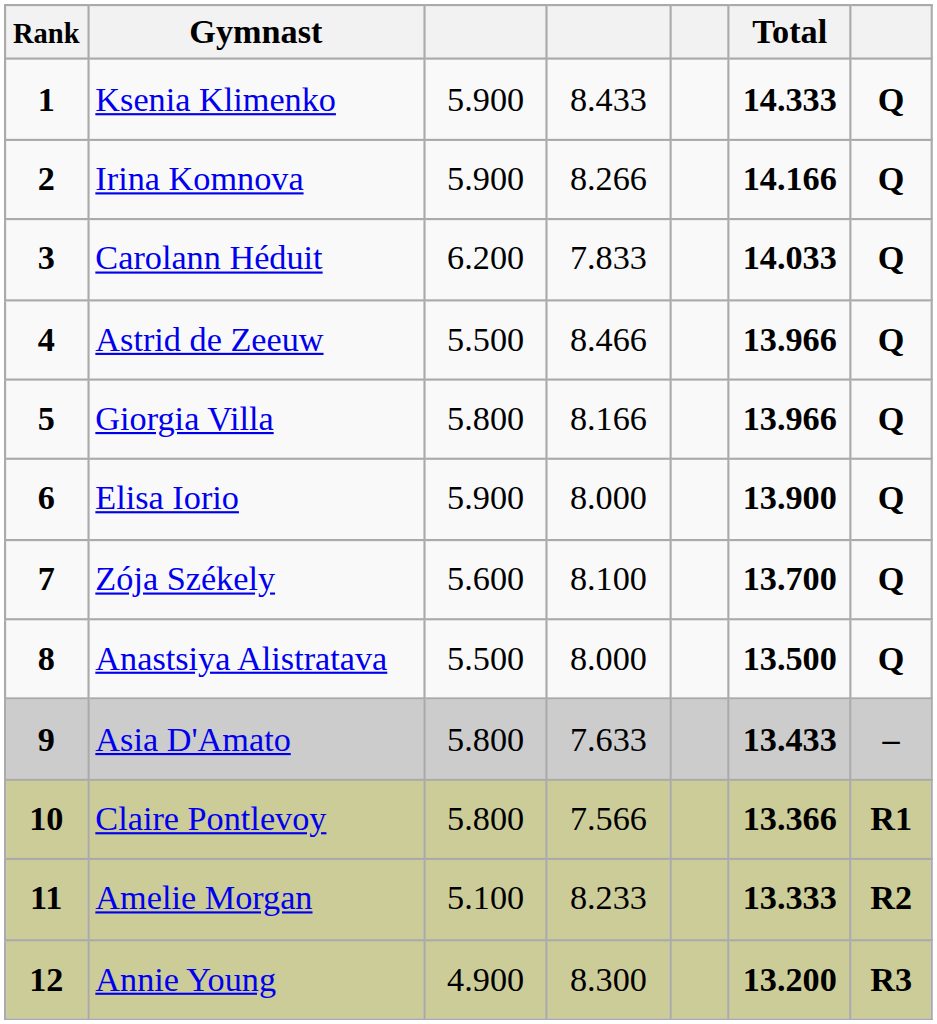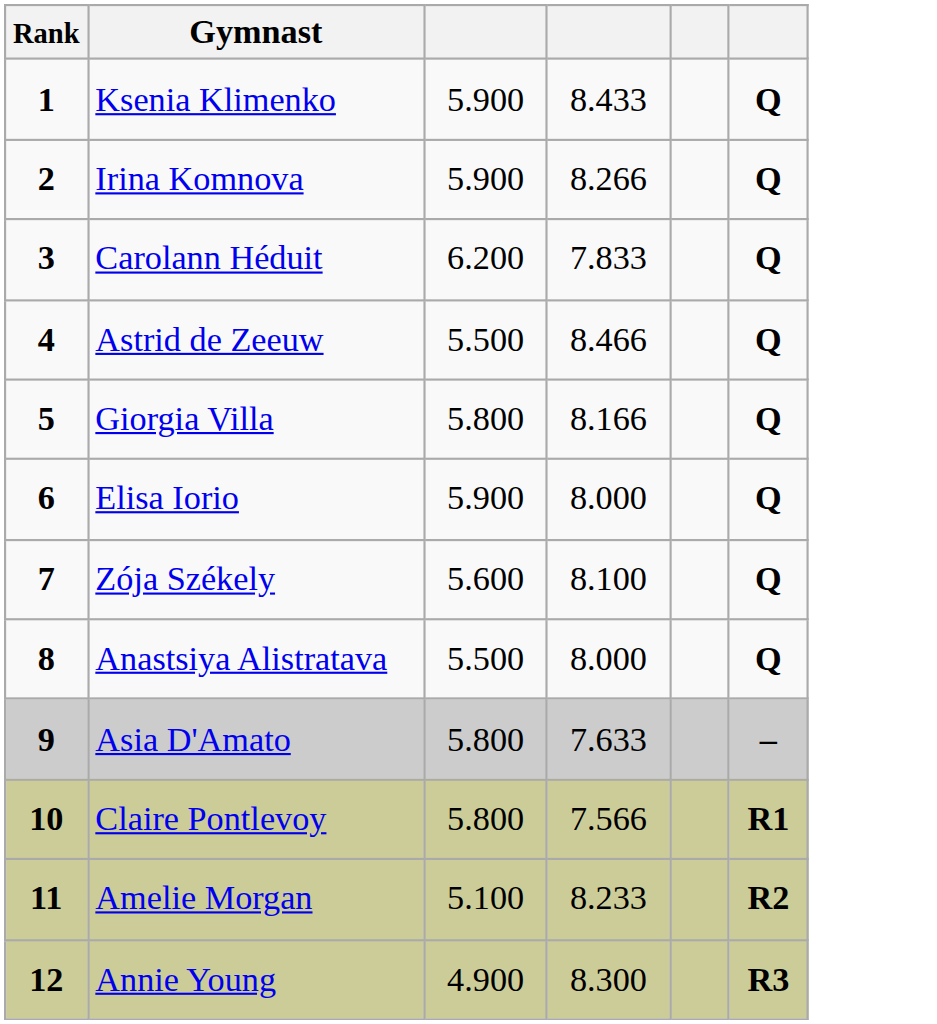- column: (790, 31)
